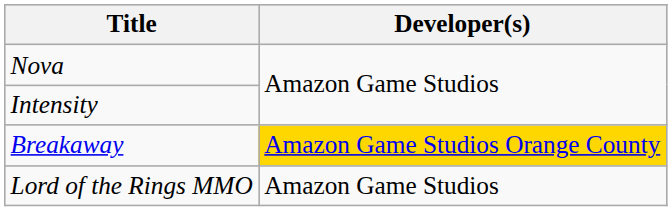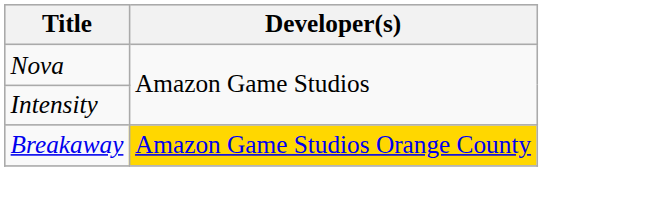- row: (132, 184)
